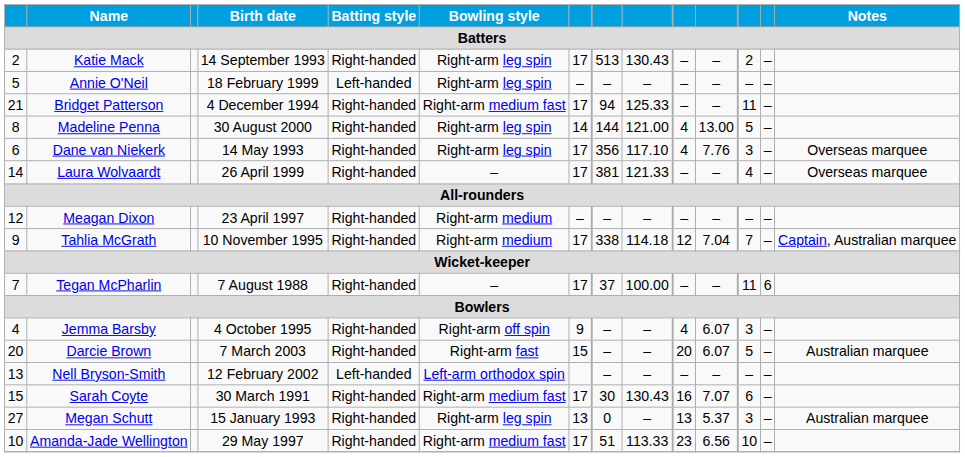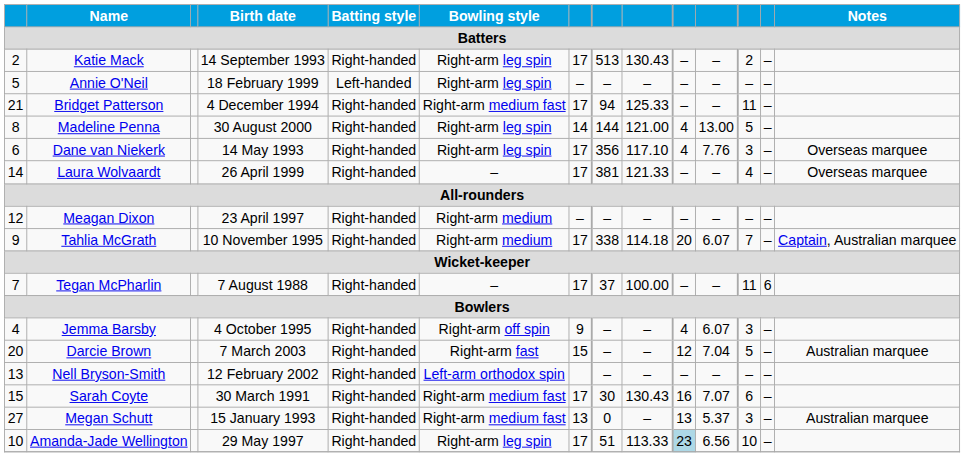(684, 240) 12 -> (684, 240) 20
(716, 240) 7.04 -> (716, 240) 6.07
(684, 352) 20 -> (684, 352) 12
(716, 352) 6.07 -> (716, 352) 7.04
(374, 374) Left-handed -> (374, 374) Right-handed
(494, 419) Right-arm leg spin -> (494, 419) Right-arm medium fast
(494, 441) Right-arm medium fast -> (494, 441) Right-arm leg spin
(684, 441) no background -> (684, 441) lightblue background
